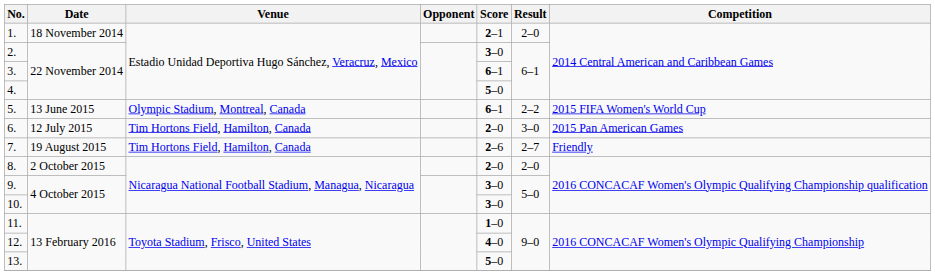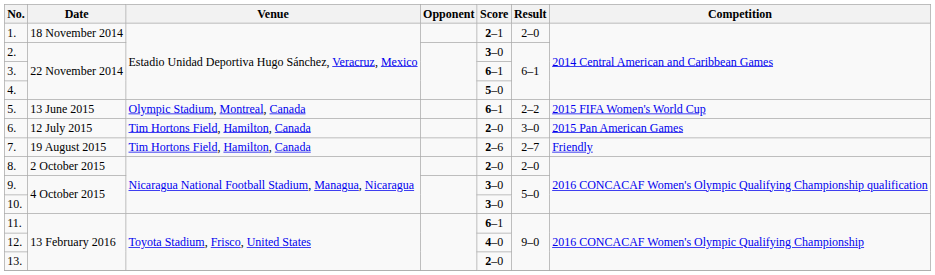(494, 223) 1–0 -> (494, 223) 6–1
(494, 261) 5–0 -> (494, 261) 2–0
